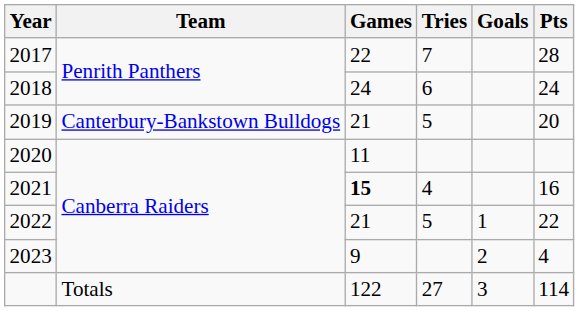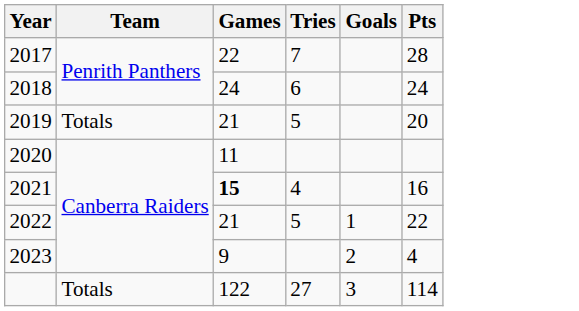(201, 121) Canterbury-Bankstown Bulldogs -> (87, 121) Totals
